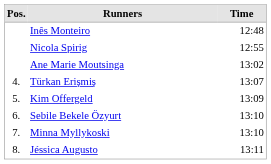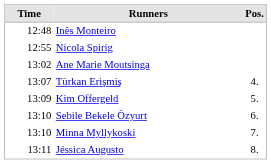columns swapped: (16, 13) <-> (242, 13)
